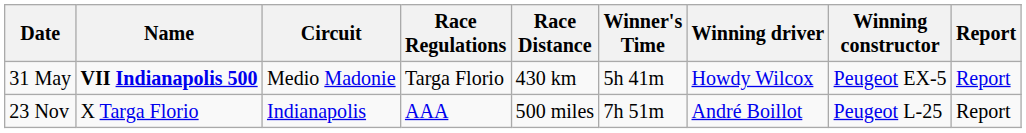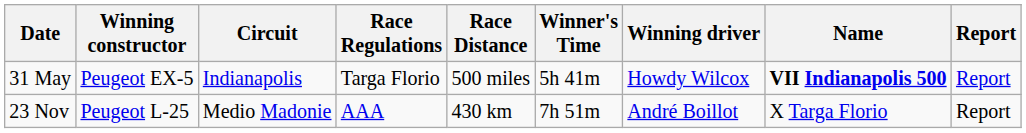columns swapped: (169, 33) <-> (890, 33)
(331, 78) Medio Madonie -> (252, 78) Indianapolis
(546, 78) 430 km -> (491, 78) 500 miles
(317, 111) Indianapolis -> (267, 111) Medio Madonie
(555, 111) 500 miles -> (482, 111) 430 km
